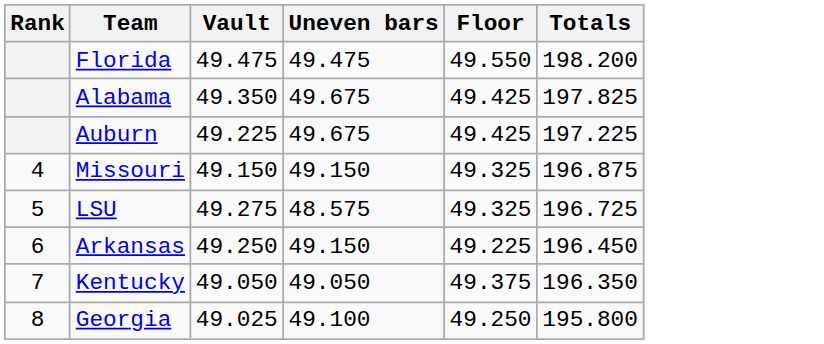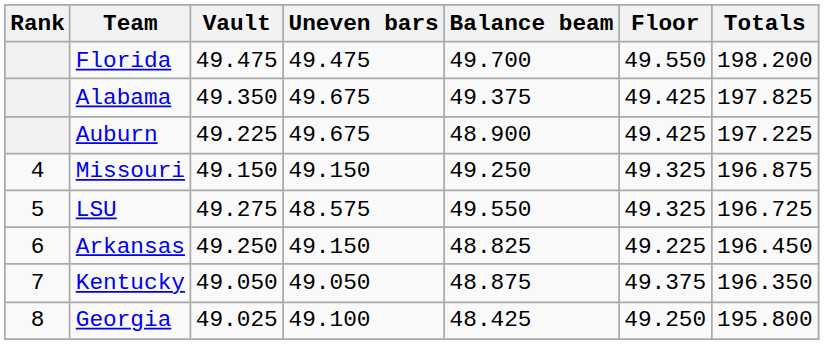+ column: (532, 23)
